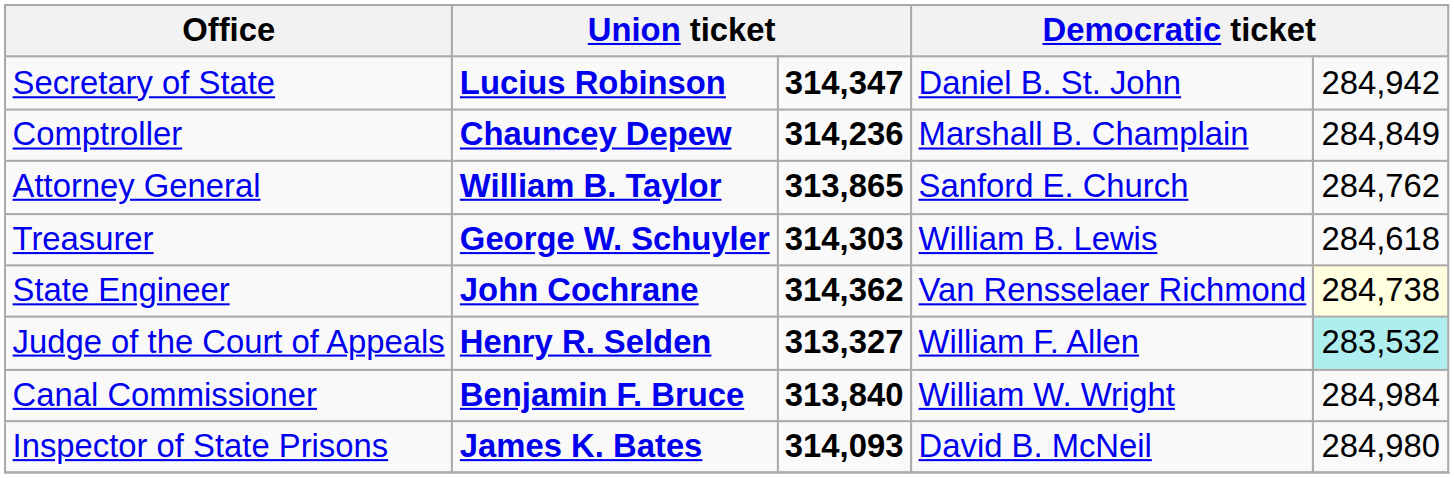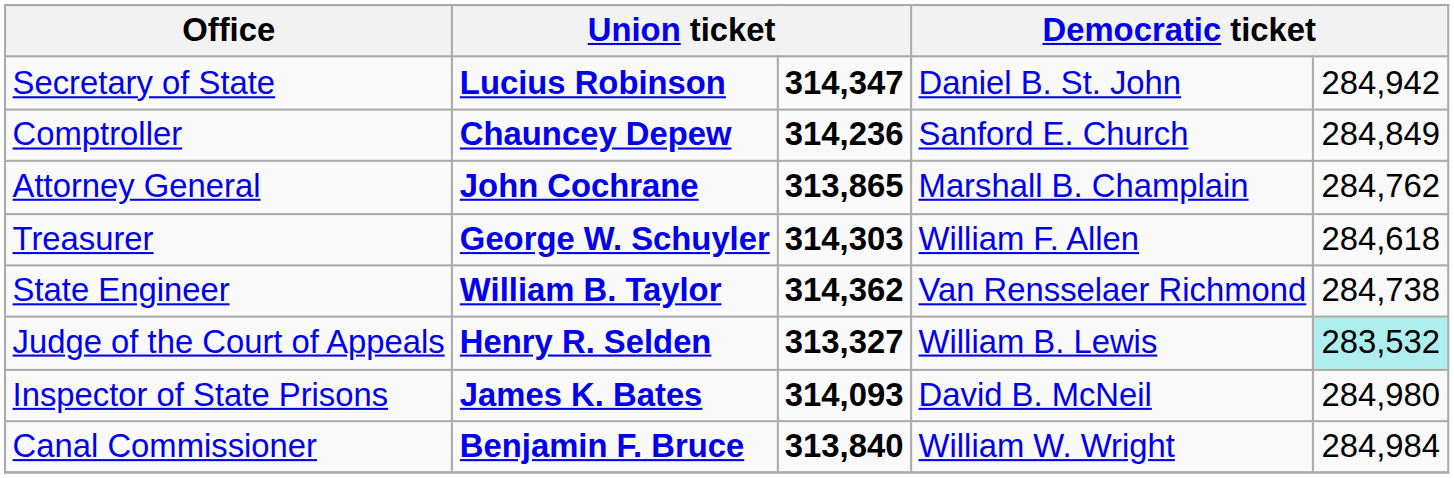(1084, 134) Marshall B. Champlain -> (1053, 134) Sanford E. Church
(591, 186) William B. Taylor -> (579, 186) John Cochrane
(1053, 186) Sanford E. Church -> (1084, 186) Marshall B. Champlain
(1038, 238) William B. Lewis -> (1029, 238) William F. Allen
(579, 290) John Cochrane -> (591, 290) William B. Taylor
(1381, 290) lightyellow background -> (1381, 290) no background
(1029, 342) William F. Allen -> (1038, 342) William B. Lewis
rows swapped: (165, 394) <-> (200, 446)
